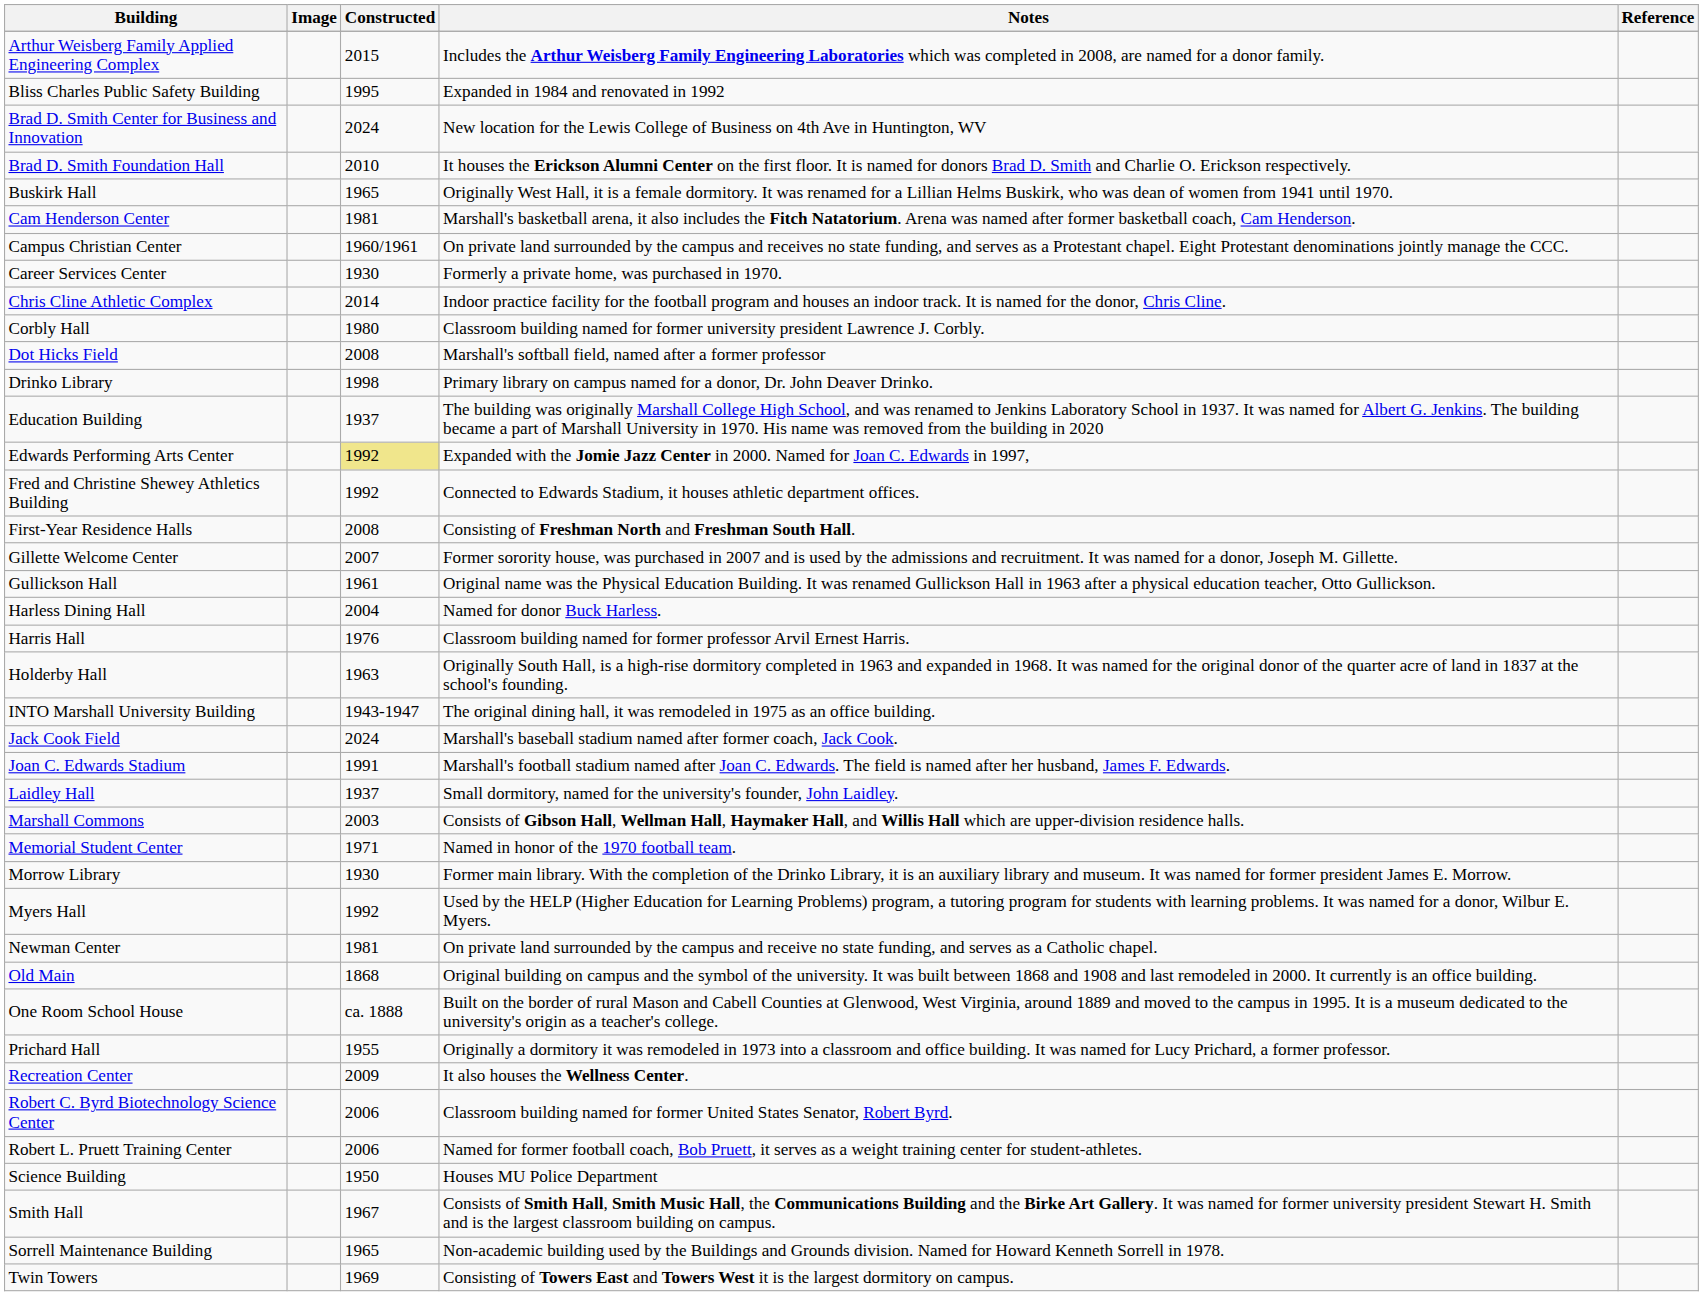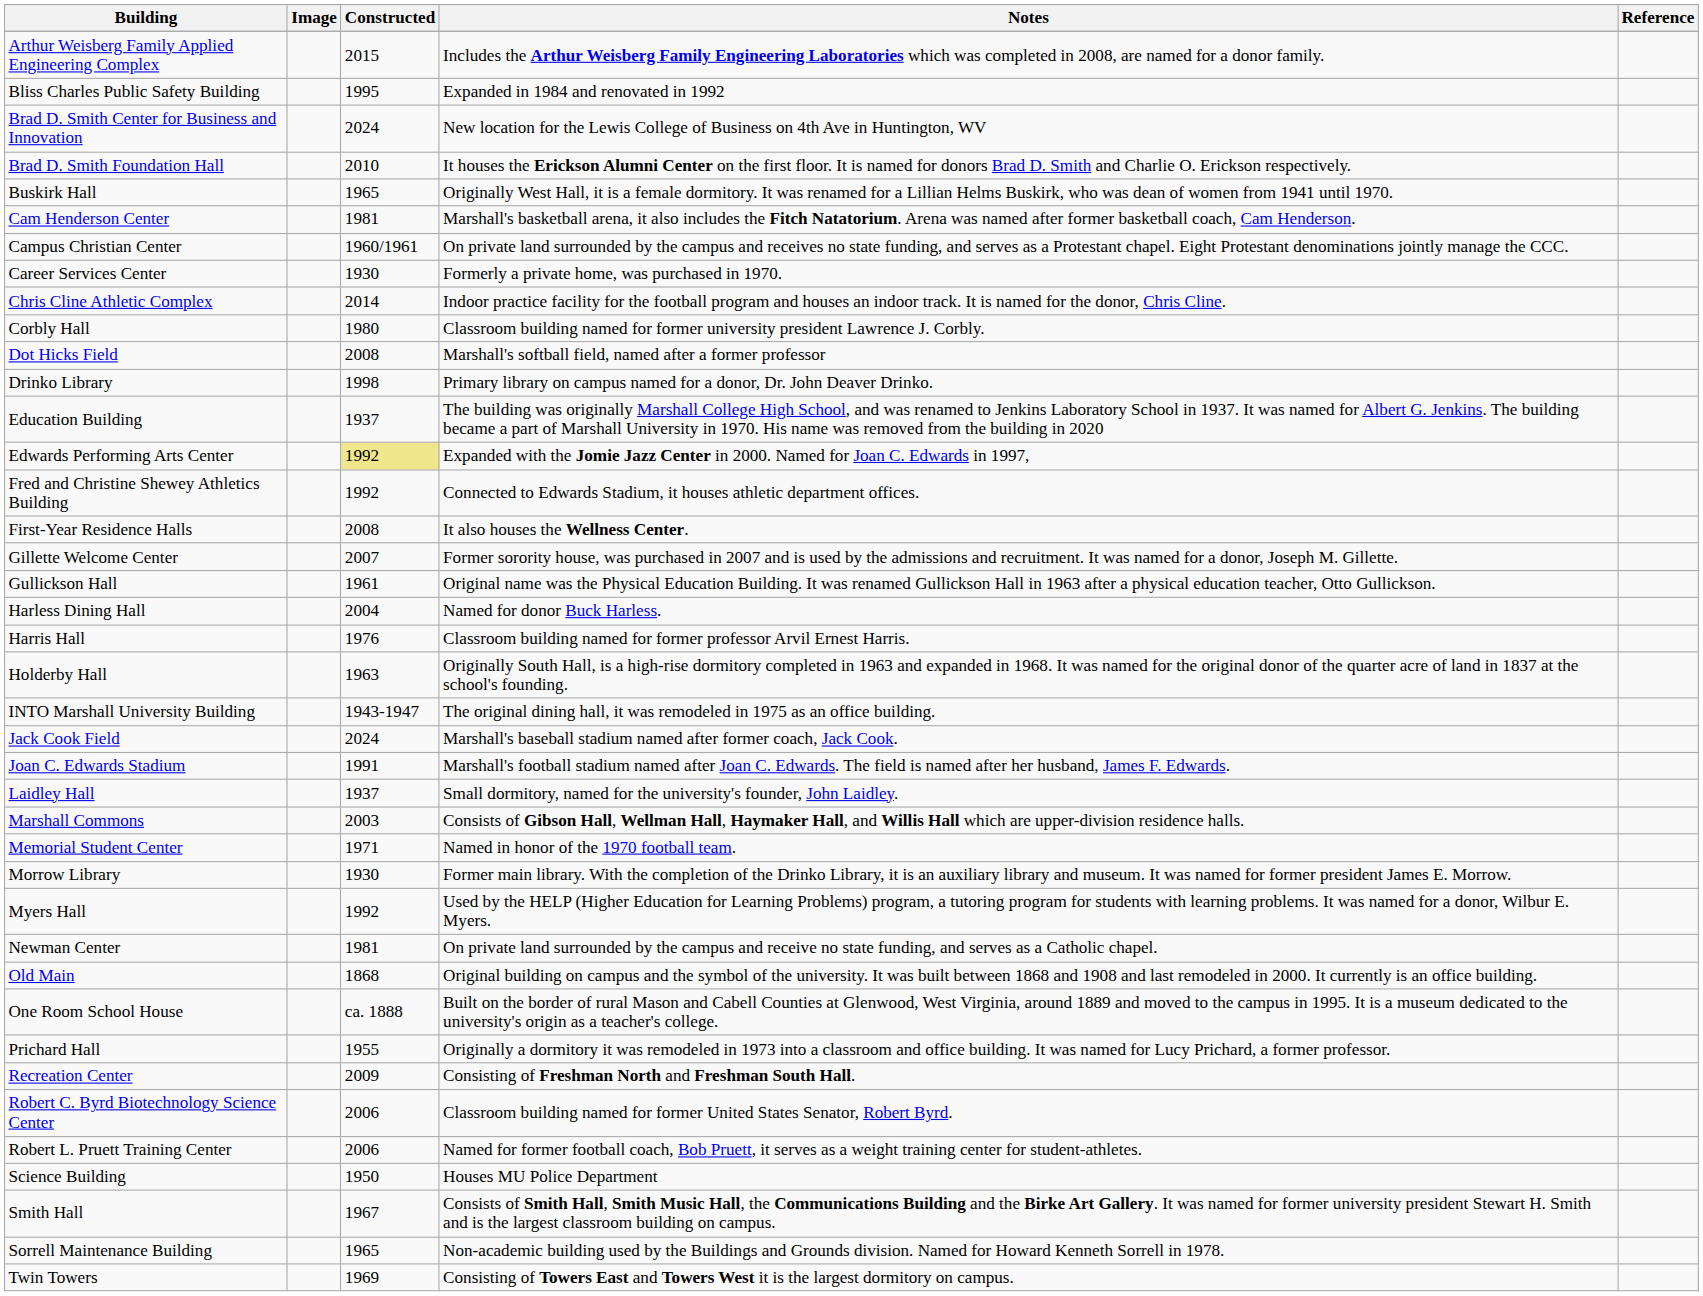(649, 529) Consisting of Freshman North and Freshman South Hall. -> (566, 529) It also houses the Wellness Center.
(566, 1076) It also houses the Wellness Center. -> (649, 1076) Consisting of Freshman North and Freshman South Hall.
